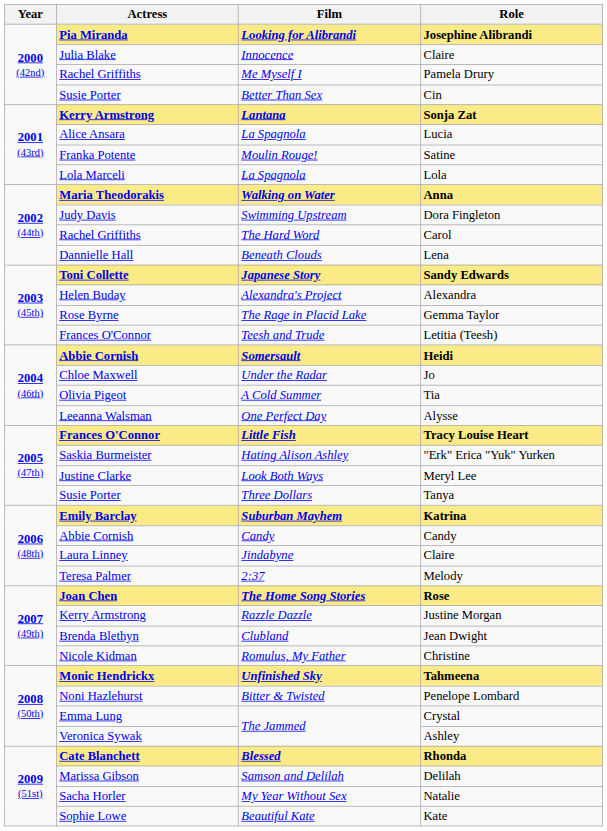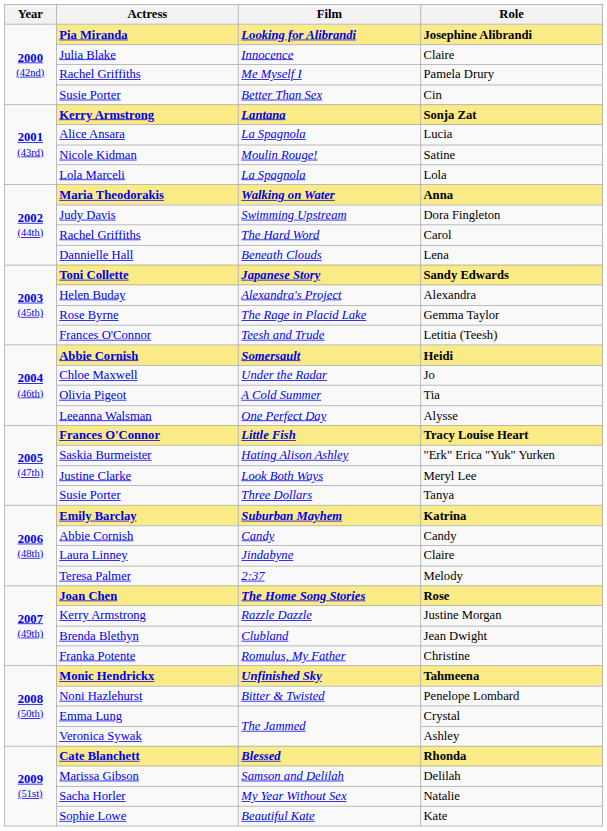(97, 154) Franka Potente -> (98, 154) Nicole Kidman
(98, 656) Nicole Kidman -> (97, 656) Franka Potente
